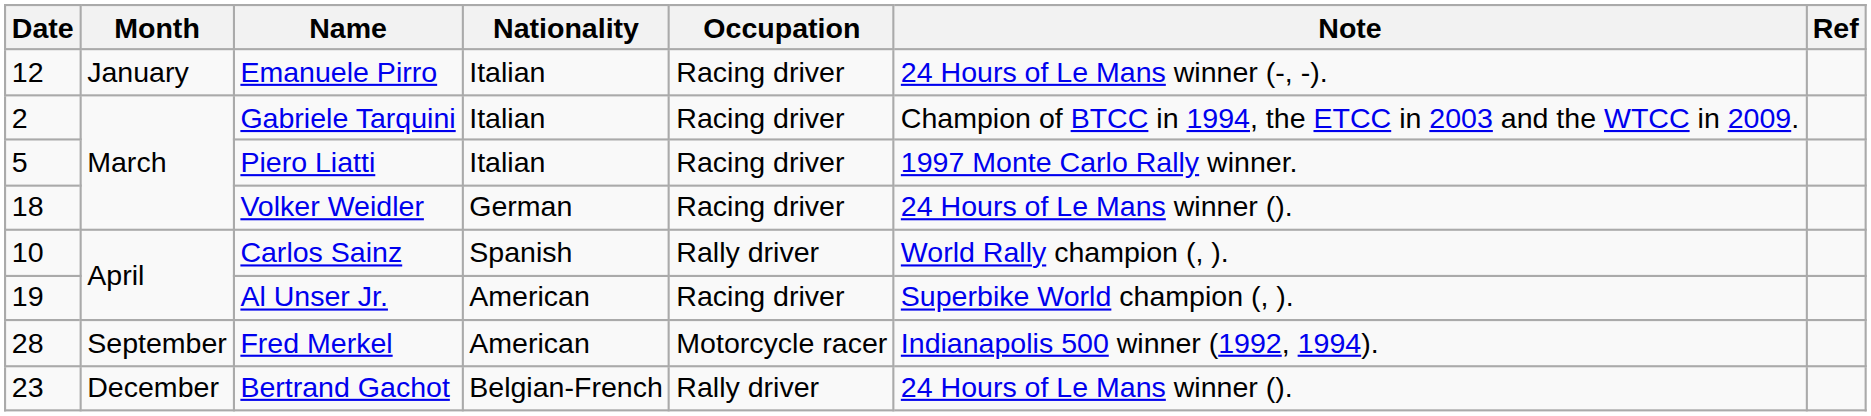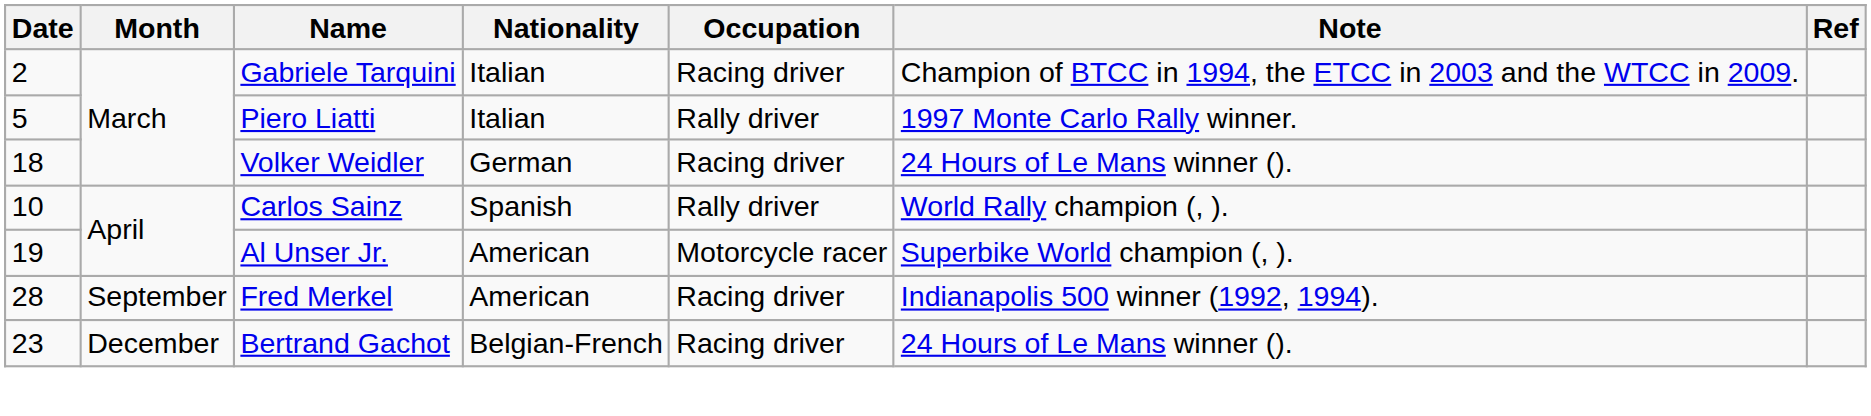- row: (339, 72)
(760, 162) Racing driver -> (748, 117) Rally driver
(760, 297) Racing driver -> (782, 252) Motorcycle racer
(782, 342) Motorcycle racer -> (760, 297) Racing driver
(748, 387) Rally driver -> (760, 342) Racing driver
